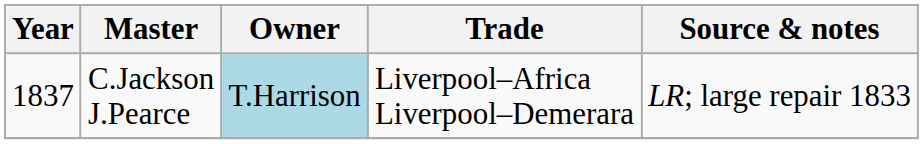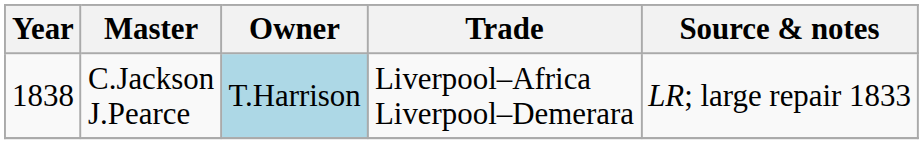(43, 95) 1837 -> (43, 95) 1838
